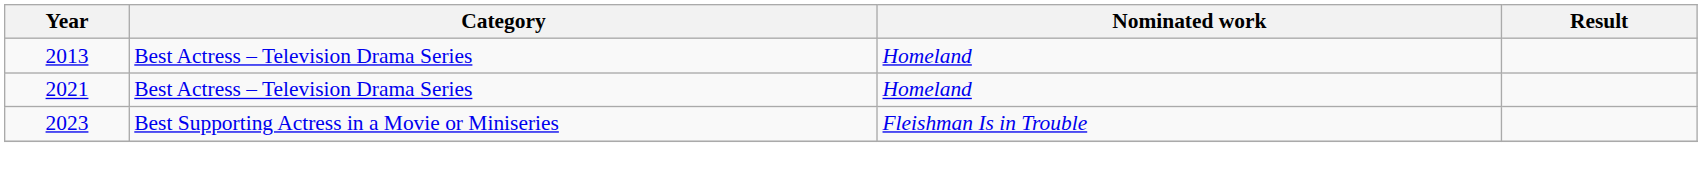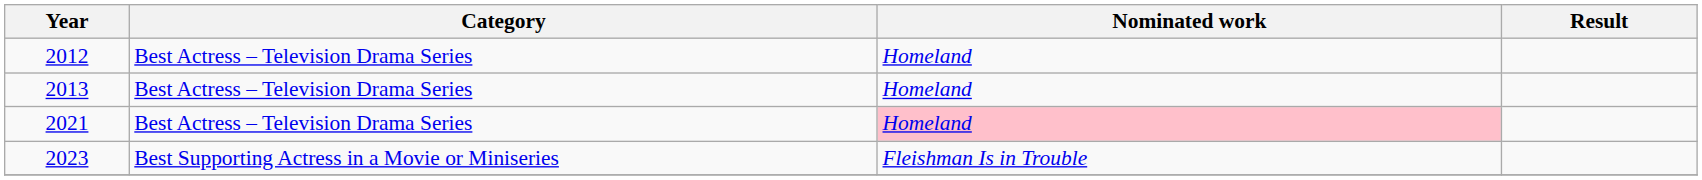+ row: (67, 55)
(927, 89) no background -> (927, 123) pink background
